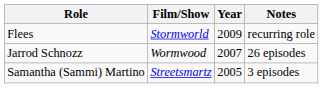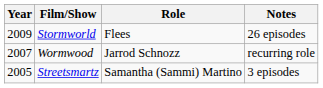columns swapped: (230, 14) <-> (76, 14)
(281, 33) recurring role -> (277, 33) 26 episodes
(277, 53) 26 episodes -> (281, 53) recurring role
